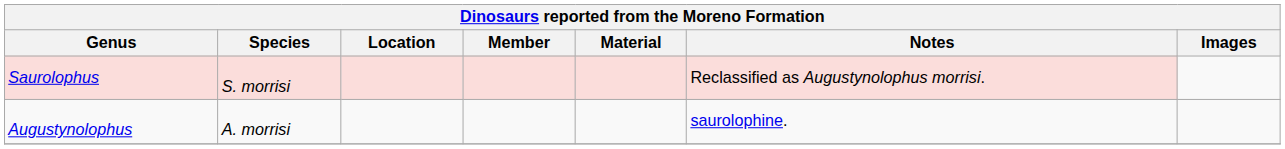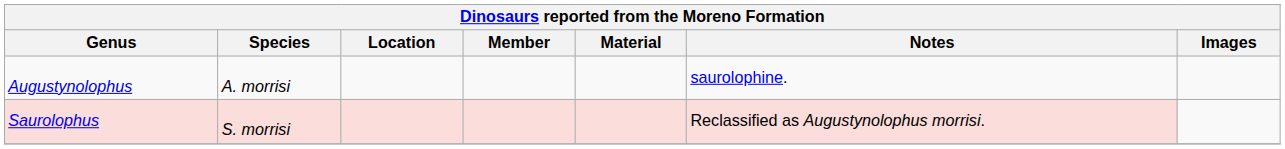rows swapped: (70, 130) <-> (54, 77)
